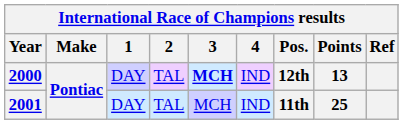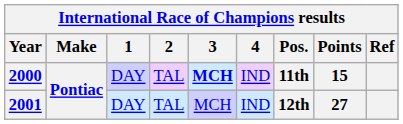(294, 76) 12th -> (294, 76) 11th
(340, 76) 13 -> (340, 76) 15
(294, 104) 11th -> (294, 104) 12th
(340, 104) 25 -> (340, 104) 27
